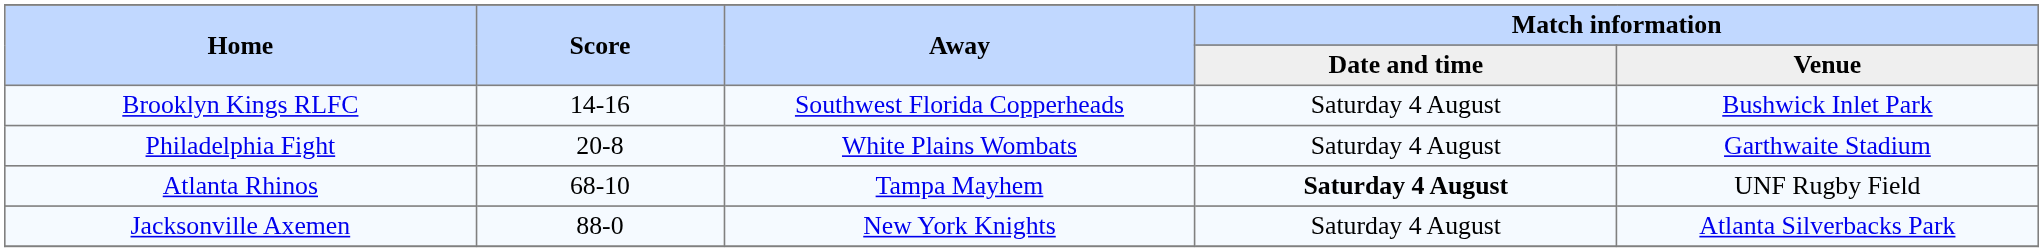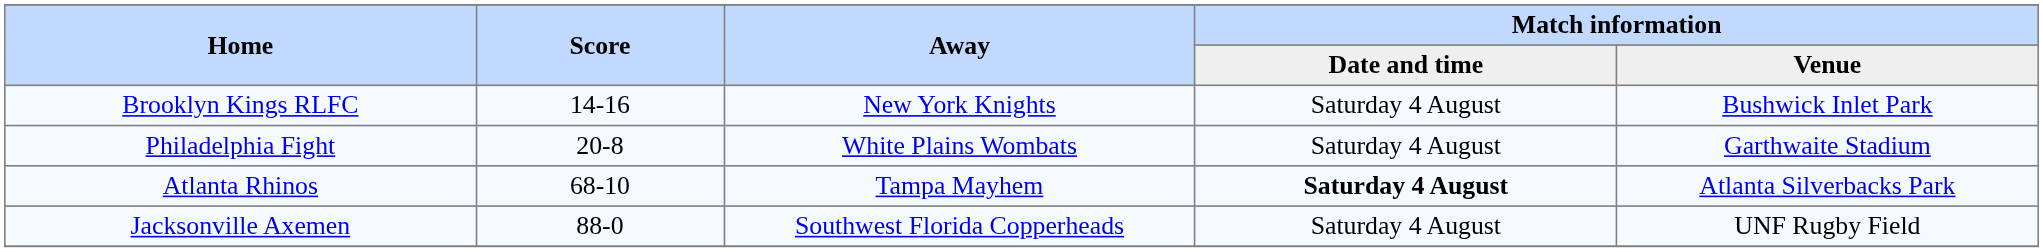(959, 105) Southwest Florida Copperheads -> (959, 105) New York Knights
(1827, 185) UNF Rugby Field -> (1827, 185) Atlanta Silverbacks Park
(959, 225) New York Knights -> (959, 225) Southwest Florida Copperheads
(1827, 225) Atlanta Silverbacks Park -> (1827, 225) UNF Rugby Field
